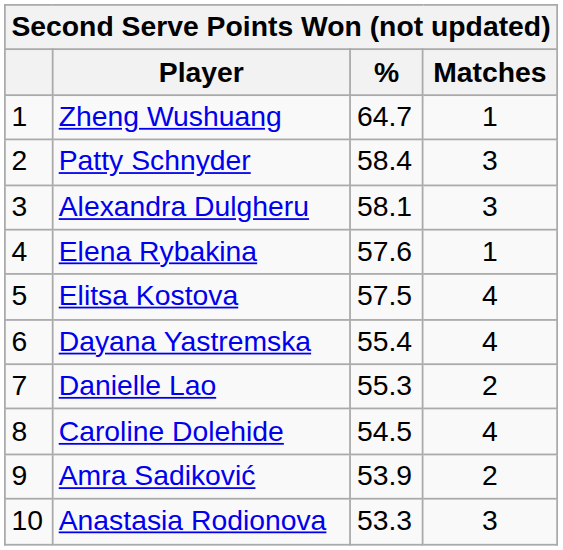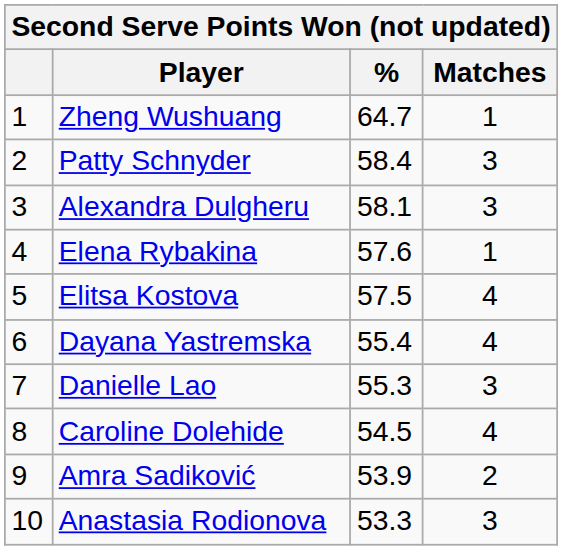(490, 386) 2 -> (490, 386) 3
